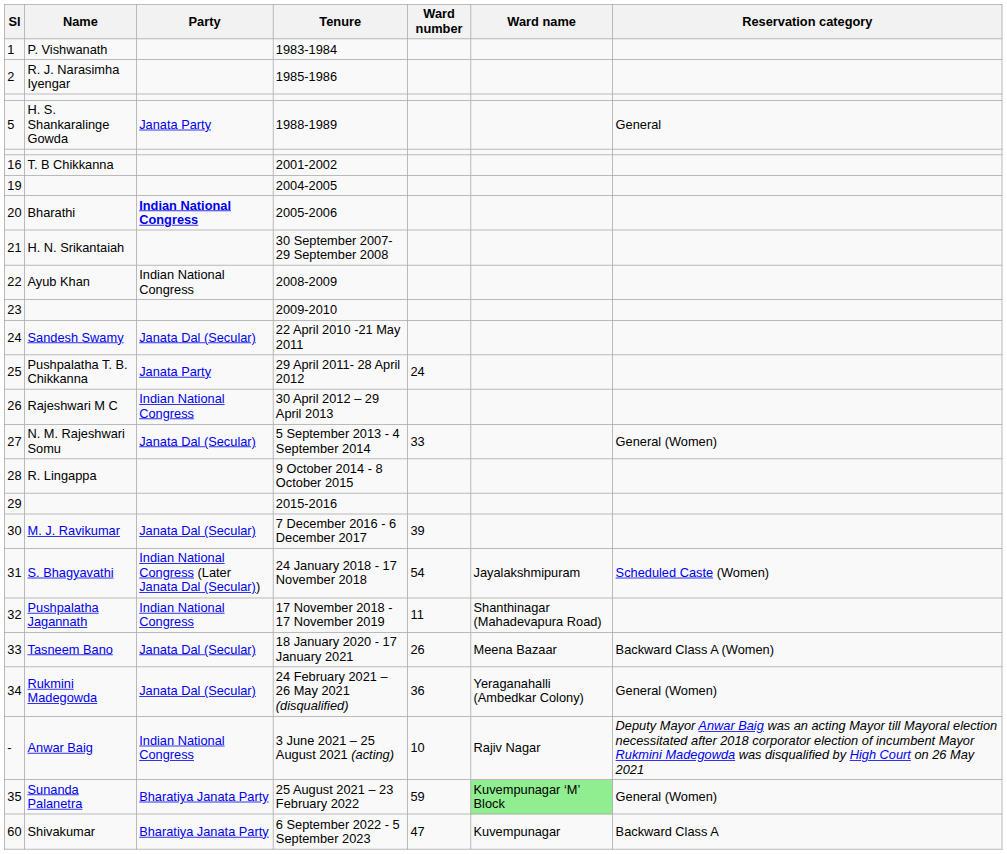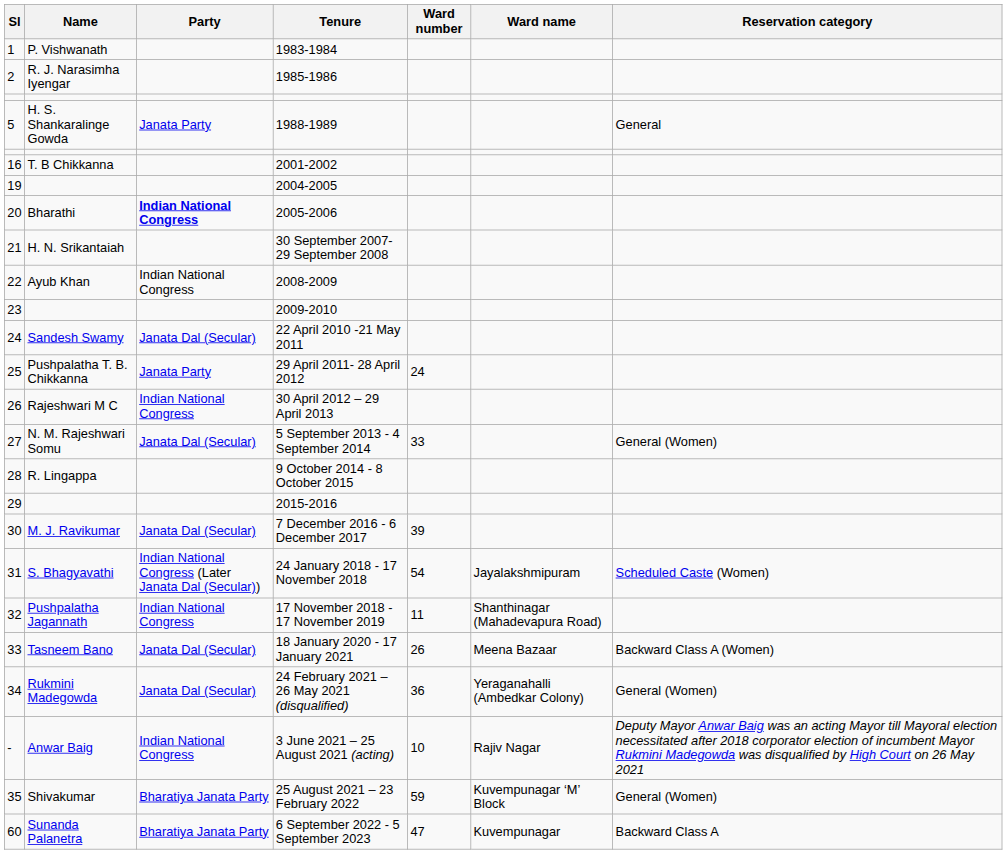(55, 797) Sunanda Palanetra -> (61, 797) Shivakumar
(527, 797) lightgreen background -> (527, 797) no background
(61, 831) Shivakumar -> (55, 831) Sunanda Palanetra
